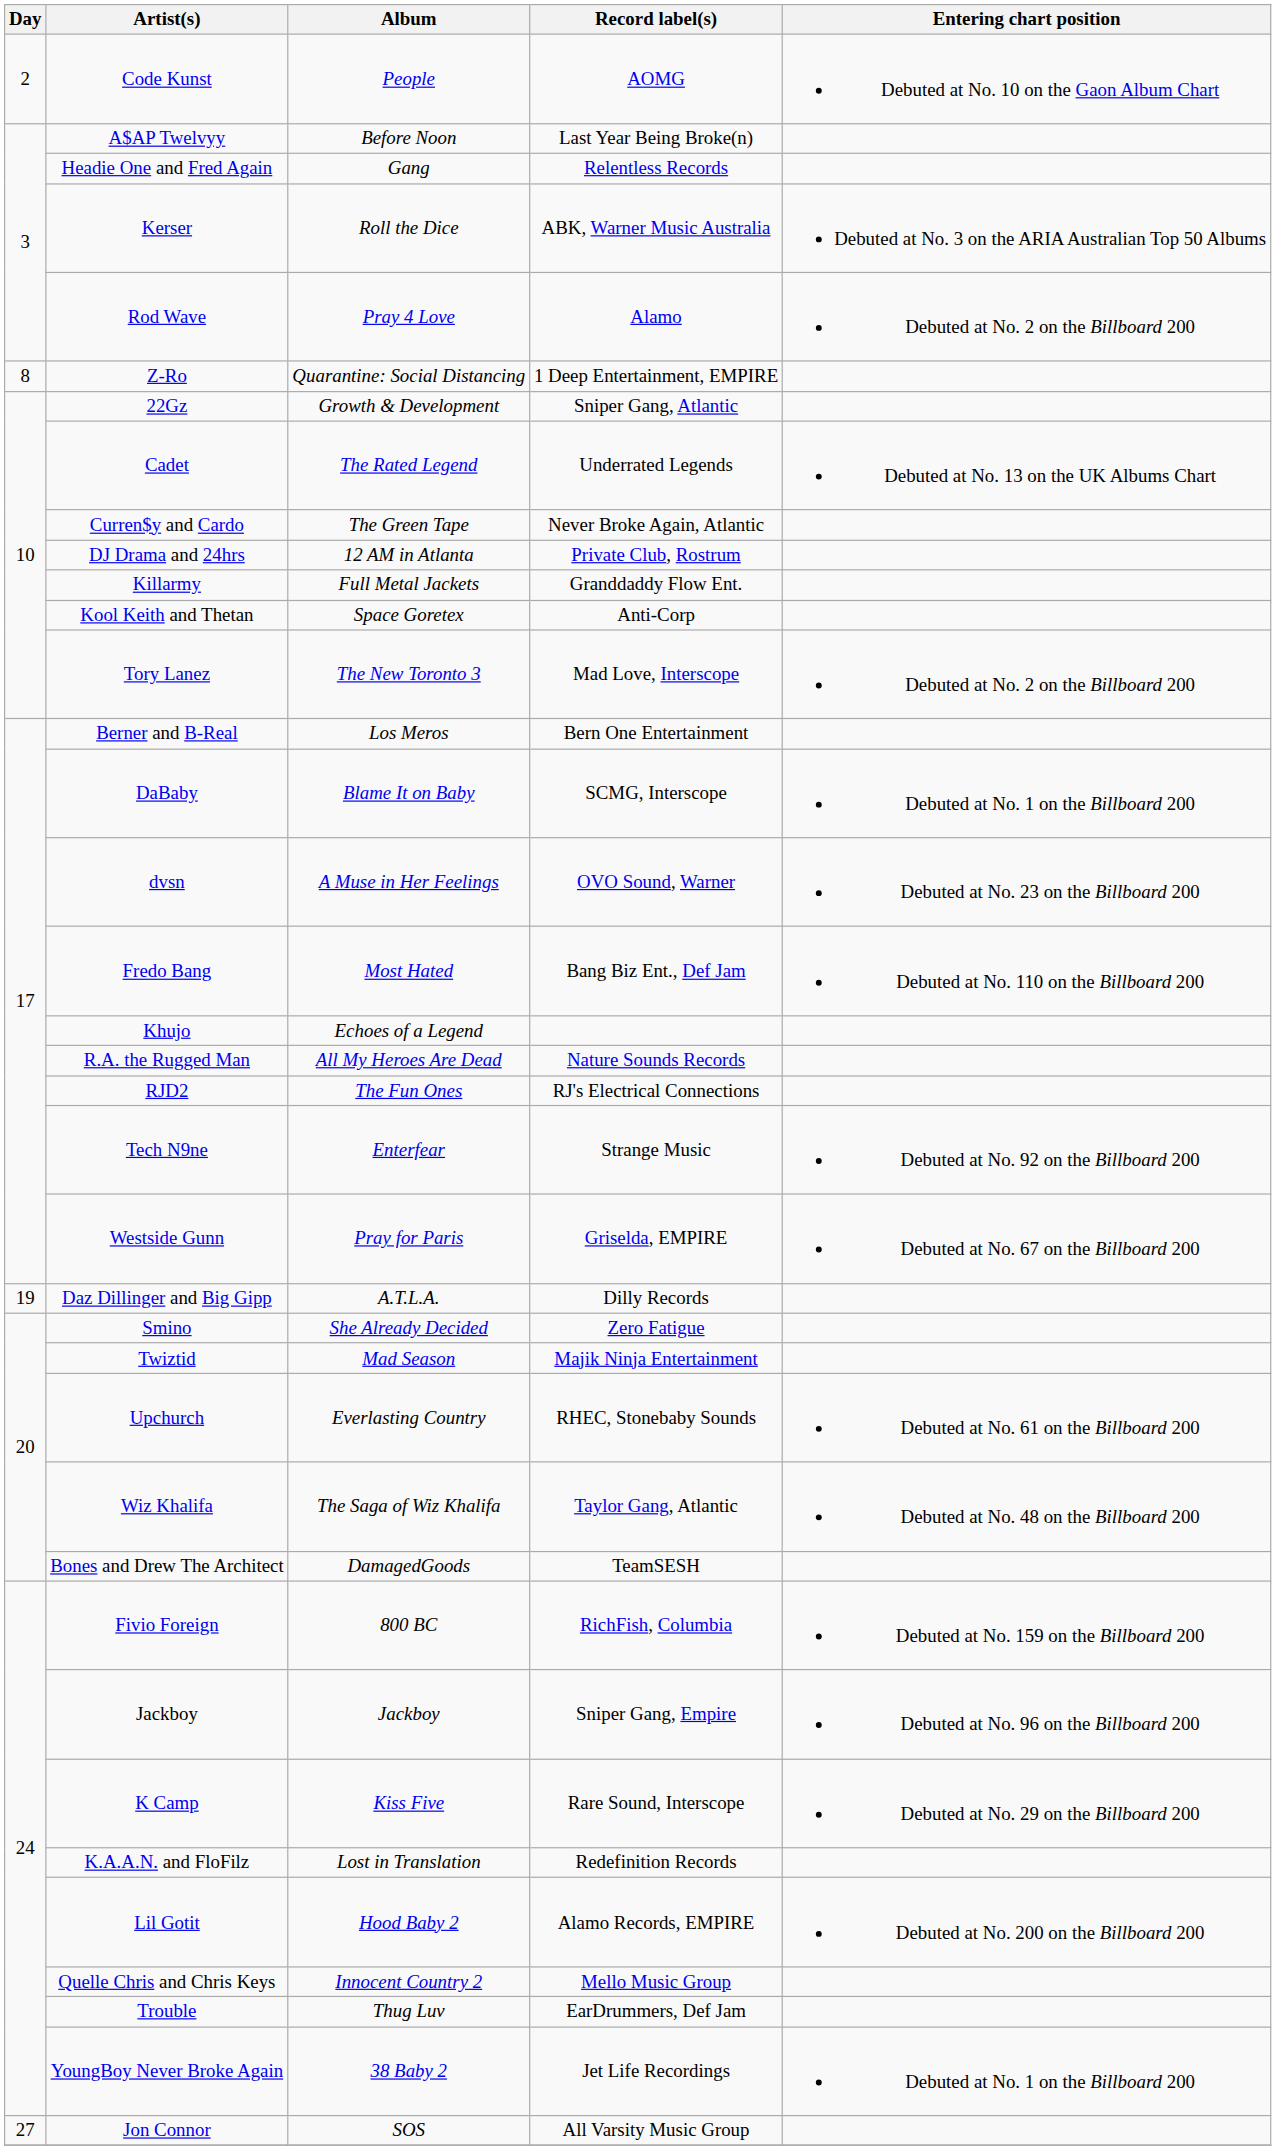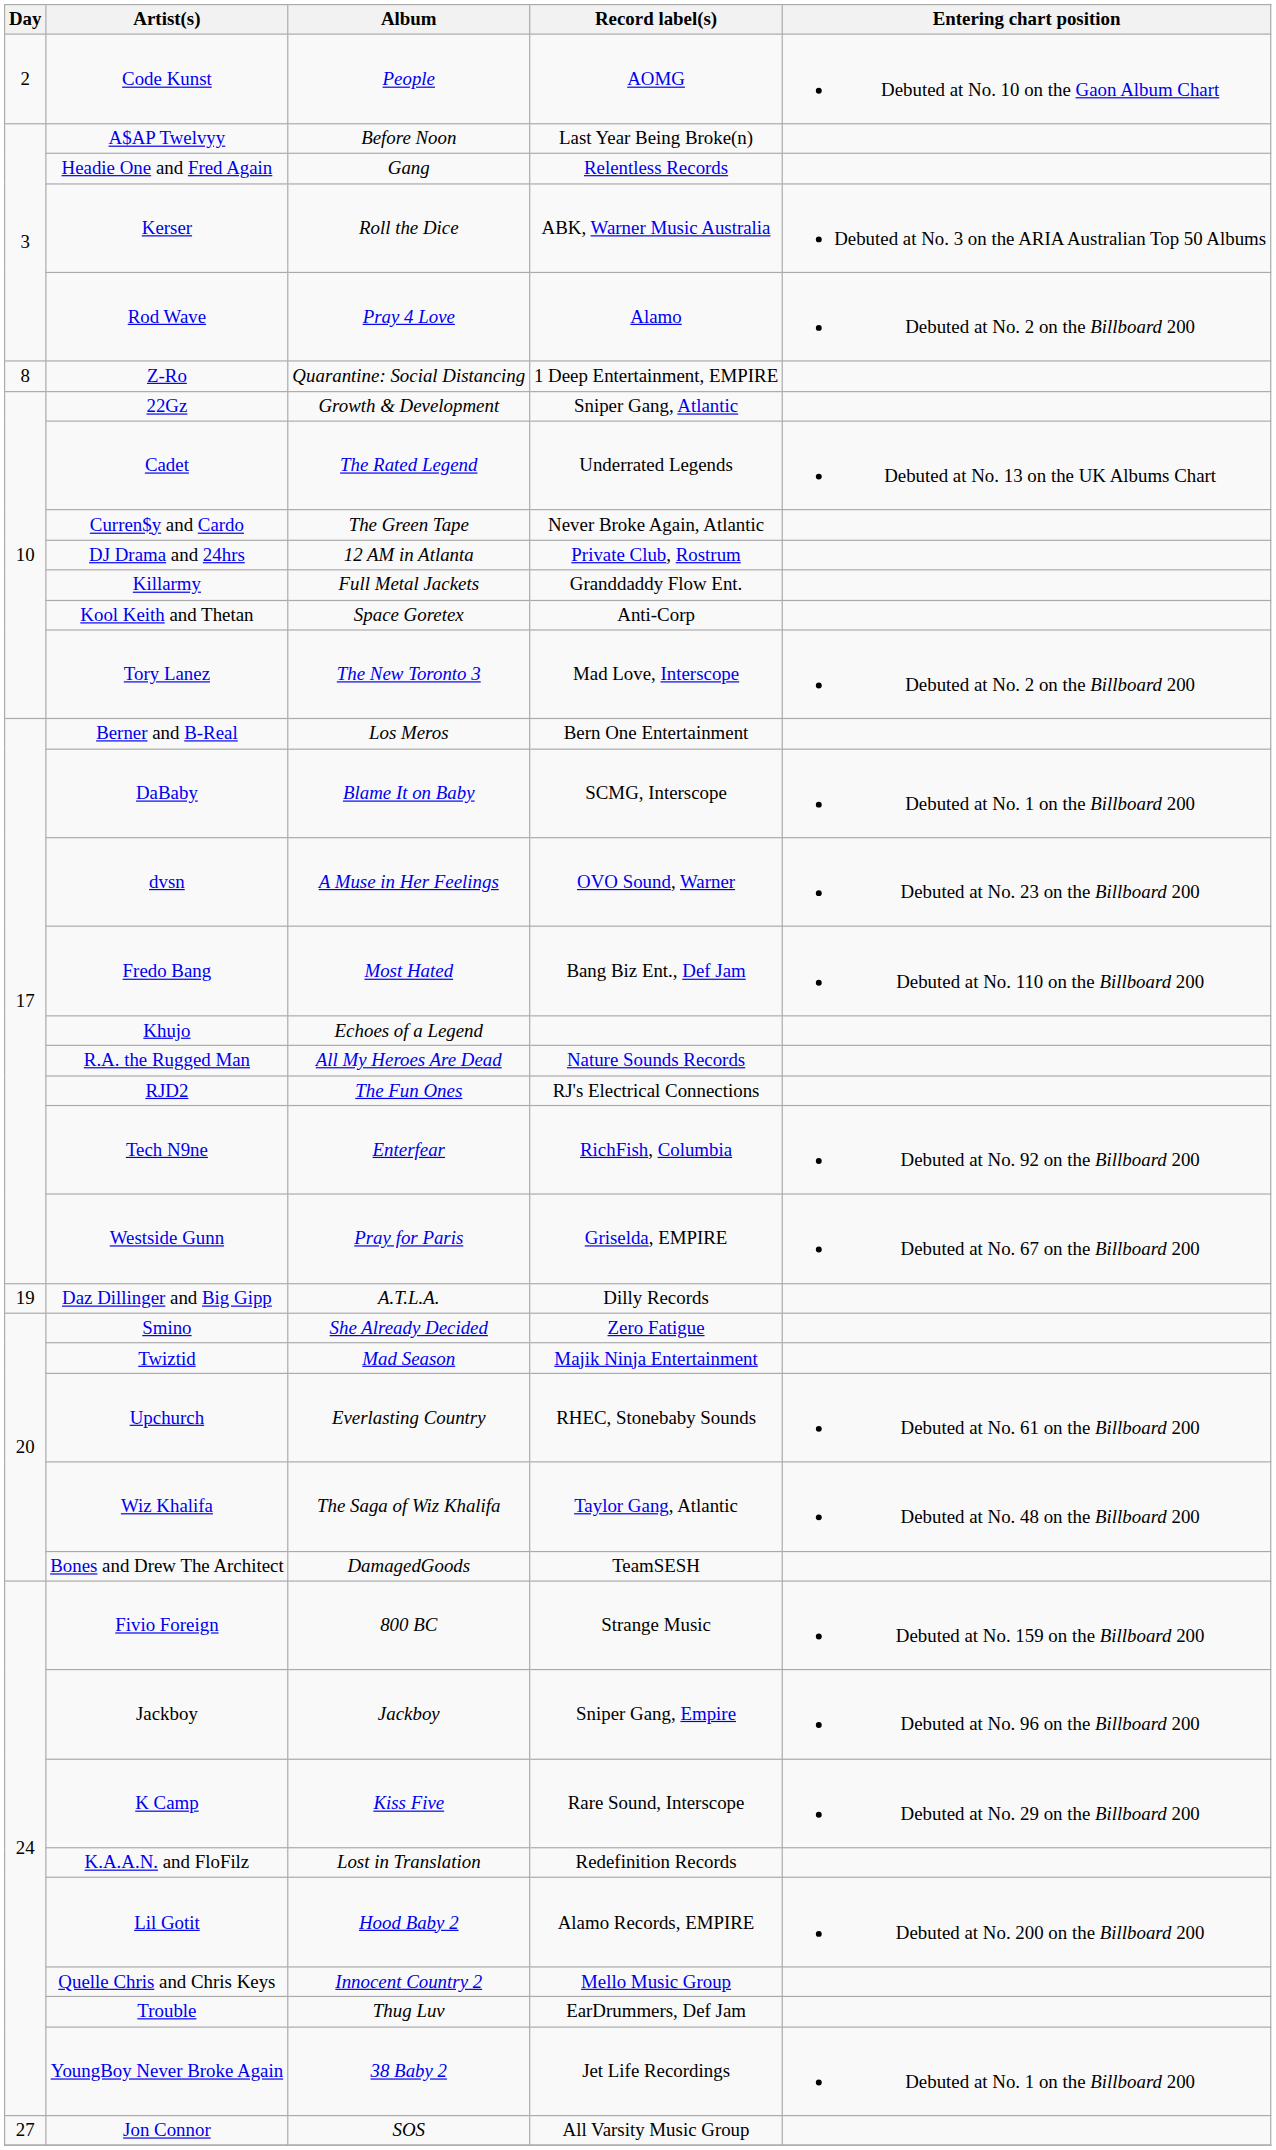(656, 1149) Strange Music -> (656, 1149) RichFish, Columbia
(656, 1625) RichFish, Columbia -> (656, 1625) Strange Music
